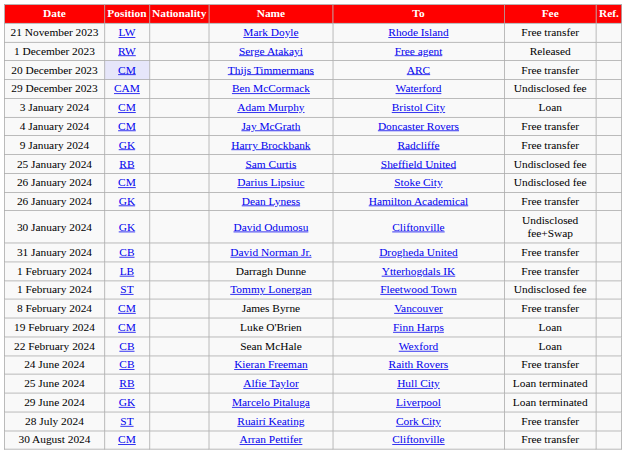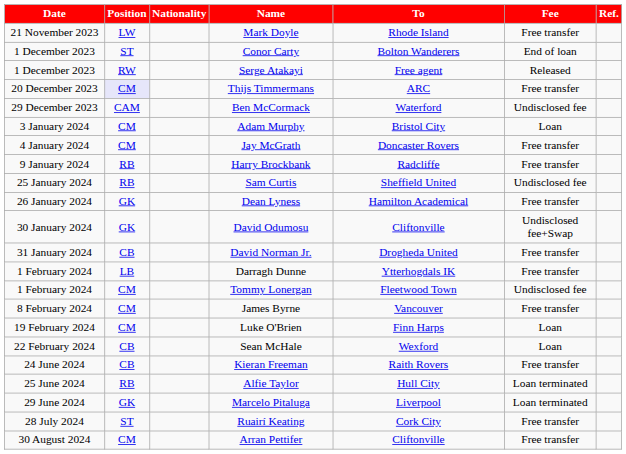+ row: (271, 51)
(127, 145) GK -> (127, 164) RB
- row: (271, 183)
(127, 290) ST -> (127, 290) CM
